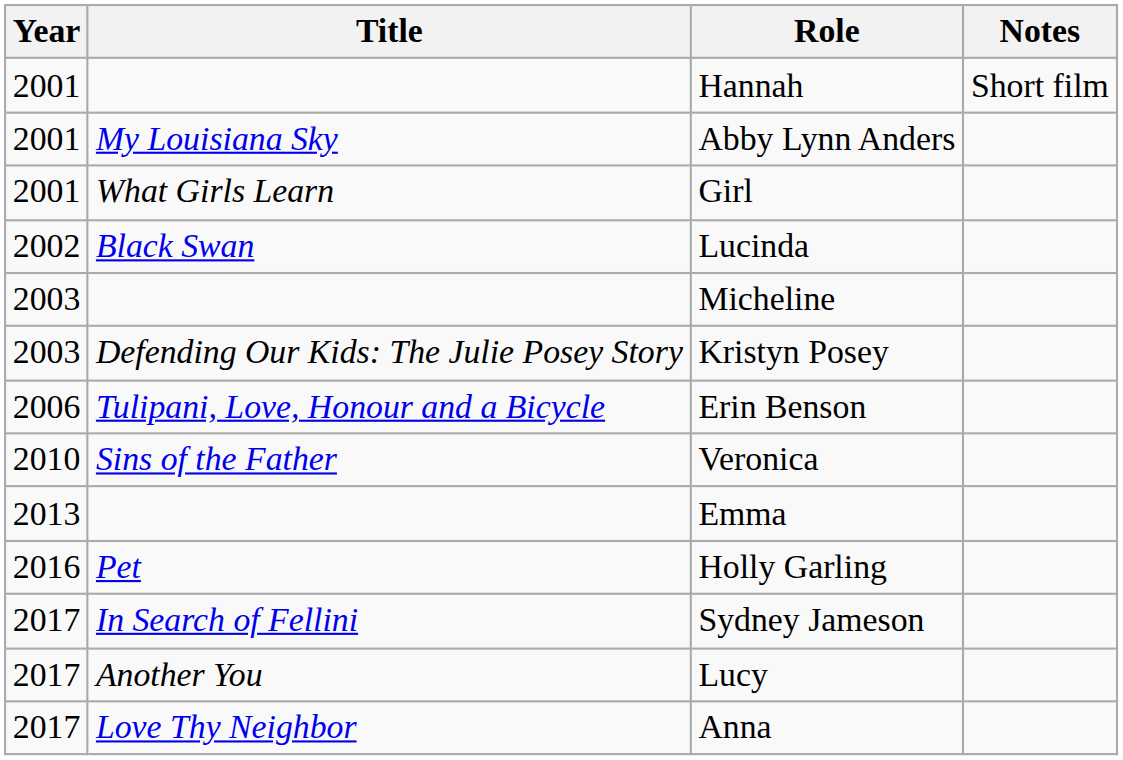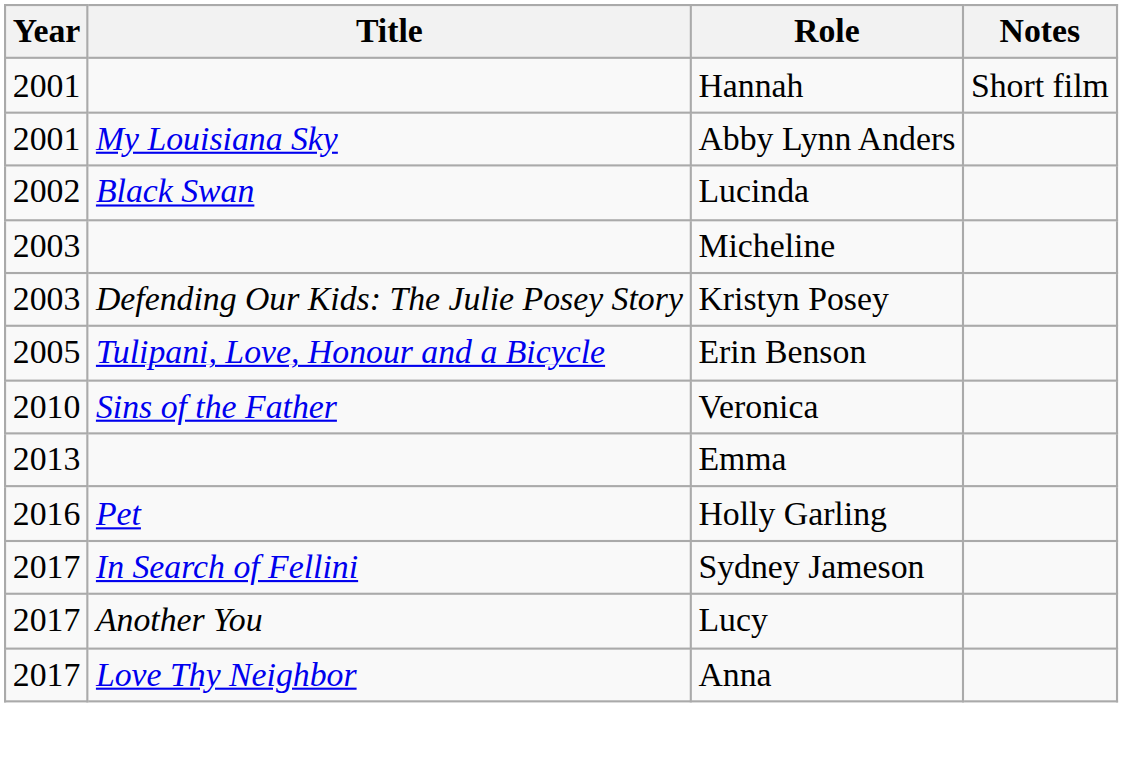- row: (726, 191)
(47, 406) 2006 -> (47, 352) 2005
